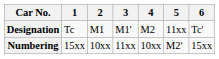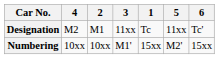columns swapped: (75, 12) <-> (151, 12)
(123, 29) M1' -> (125, 29) 11xx
(125, 45) 11xx -> (123, 45) M1'
